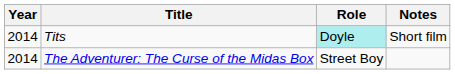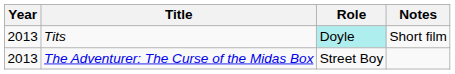(23, 36) 2014 -> (23, 36) 2013
(23, 58) 2014 -> (23, 58) 2013
